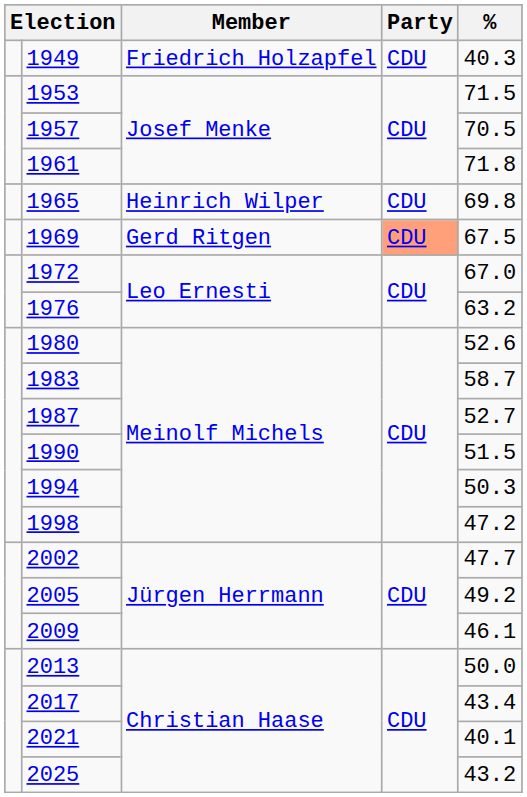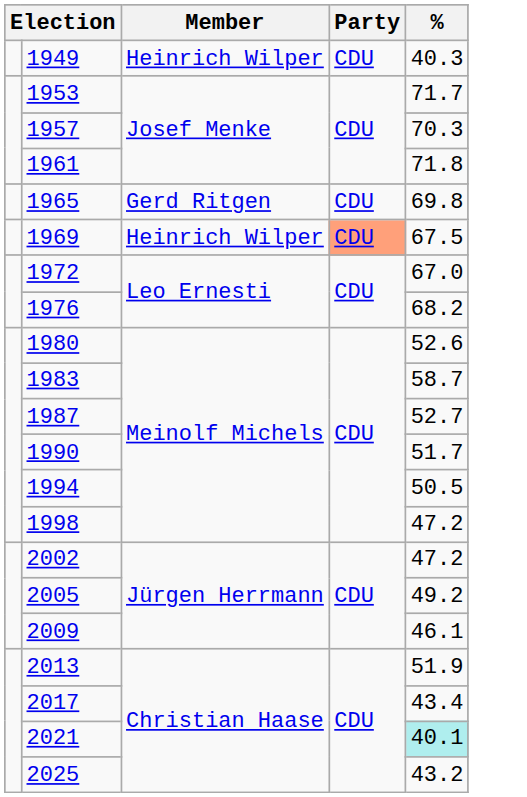(251, 59) Friedrich Holzapfel -> (225, 59) Heinrich Wilper
(490, 94) 71.5 -> (437, 94) 71.7
(490, 130) 70.5 -> (437, 130) 70.3
(225, 202) Heinrich Wilper -> (199, 202) Gerd Ritgen
(199, 238) Gerd Ritgen -> (225, 238) Heinrich Wilper
(490, 309) 63.2 -> (437, 309) 68.2
(490, 452) 51.5 -> (437, 452) 51.7
(490, 488) 50.3 -> (437, 488) 50.5
(490, 560) 47.7 -> (437, 560) 47.2
(490, 667) 50.0 -> (437, 667) 51.9
(490, 739) no background -> (437, 739) paleturquoise background
